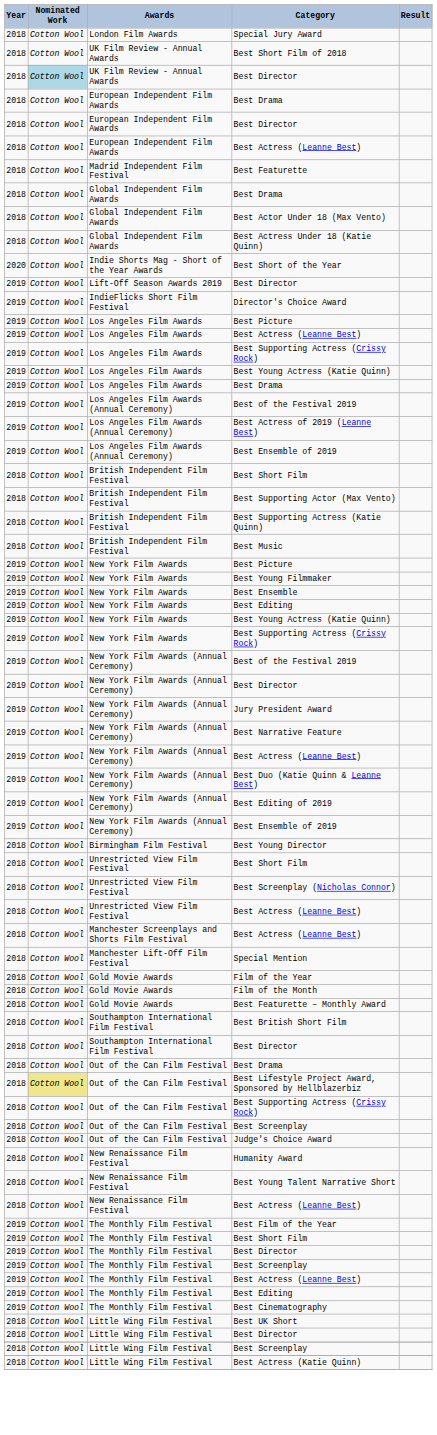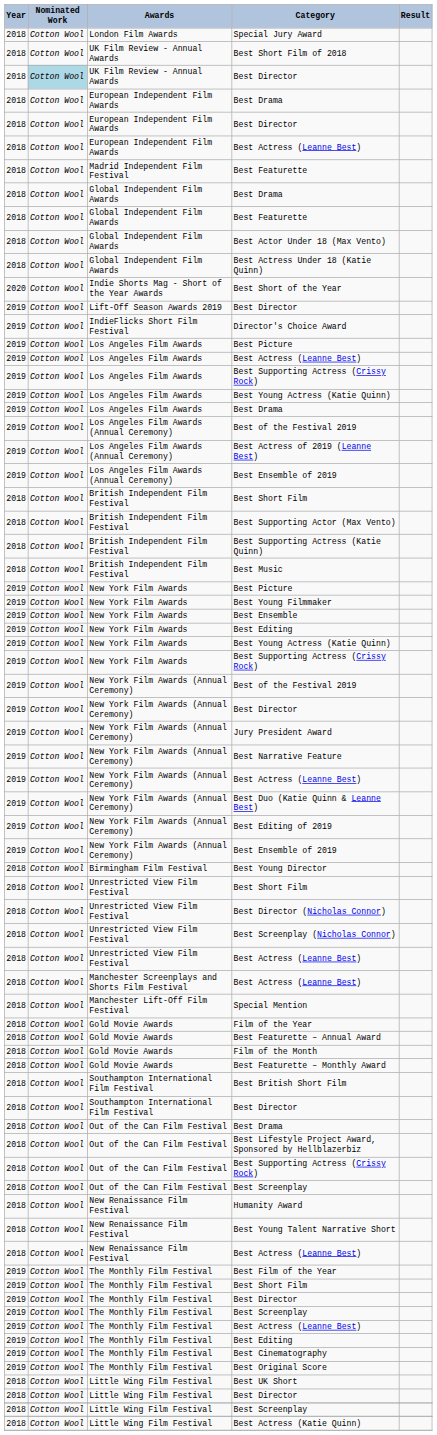+ row: (146, 218)
+ row: (143, 911)
+ row: (131, 1038)
(57, 1084) khaki background -> (57, 1145) no background
- row: (158, 1140)
+ row: (151, 1368)
